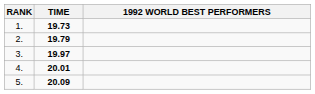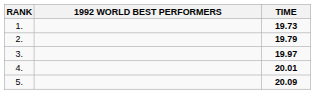columns swapped: (197, 12) <-> (59, 12)
